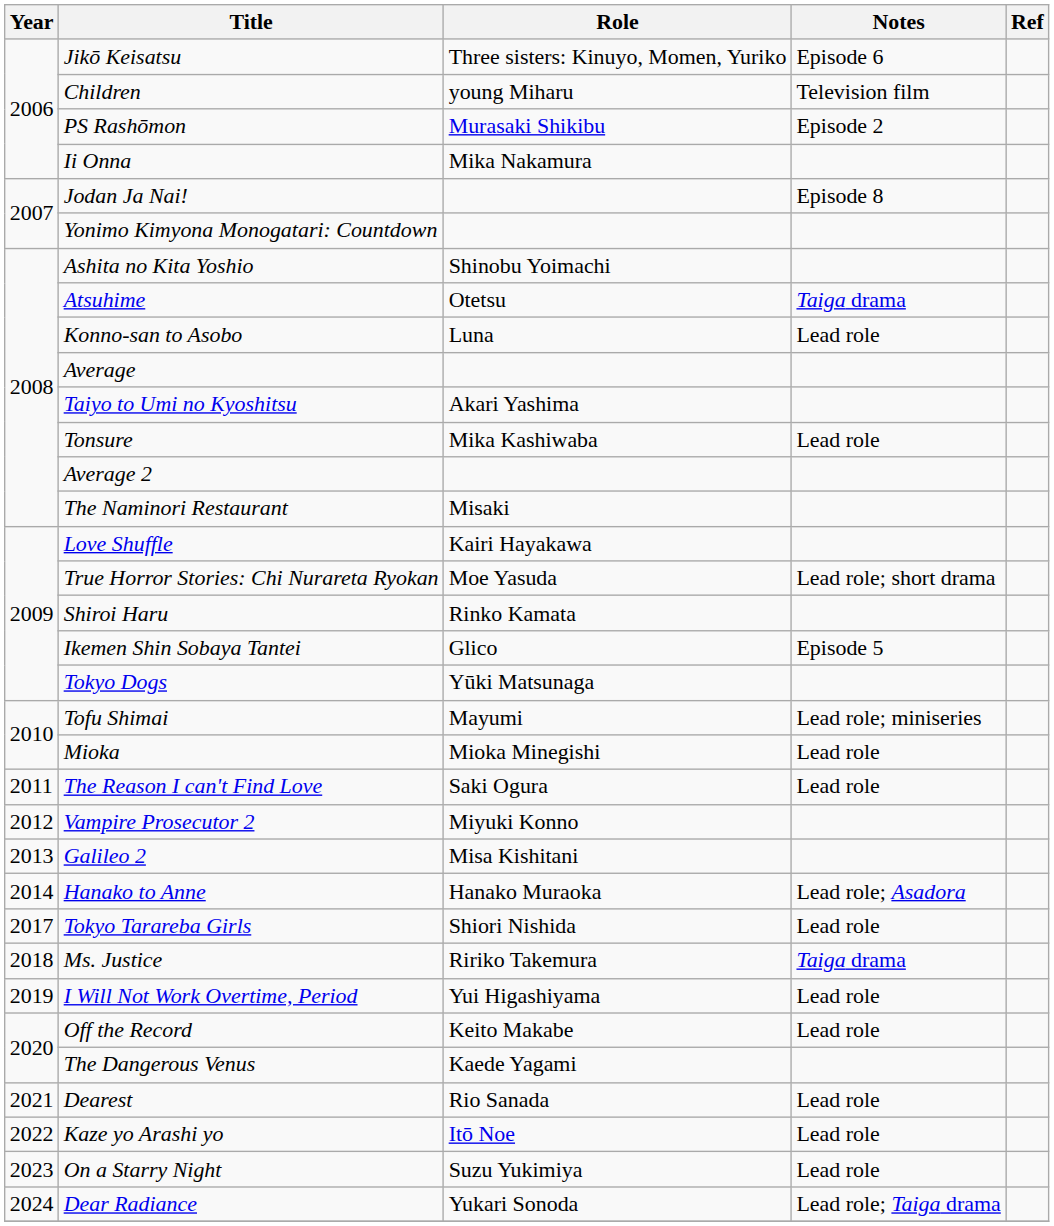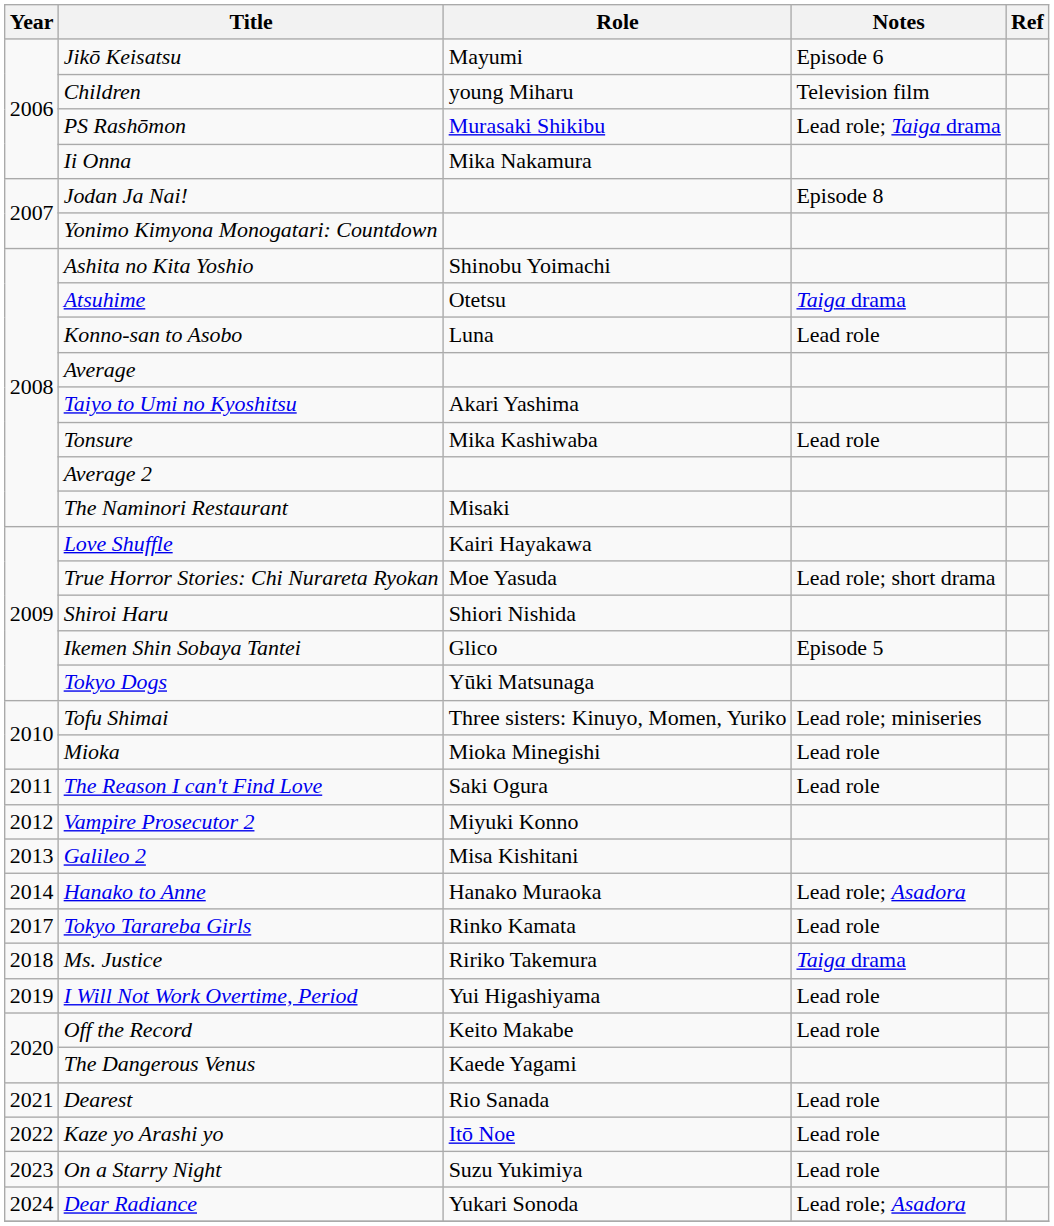(618, 56) Three sisters: Kinuyo, Momen, Yuriko -> (486, 56) Mayumi
(840, 126) Episode 2 -> (899, 126) Lead role; Taiga drama
(512, 612) Rinko Kamata -> (512, 612) Shiori Nishida
(486, 717) Mayumi -> (618, 717) Three sisters: Kinuyo, Momen, Yuriko
(512, 925) Shiori Nishida -> (512, 925) Rinko Kamata
(899, 1203) Lead role; Taiga drama -> (881, 1203) Lead role; Asadora
